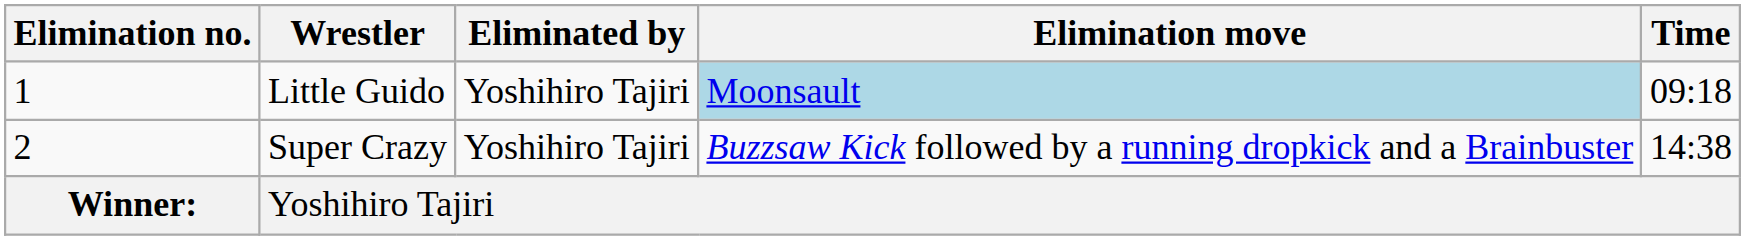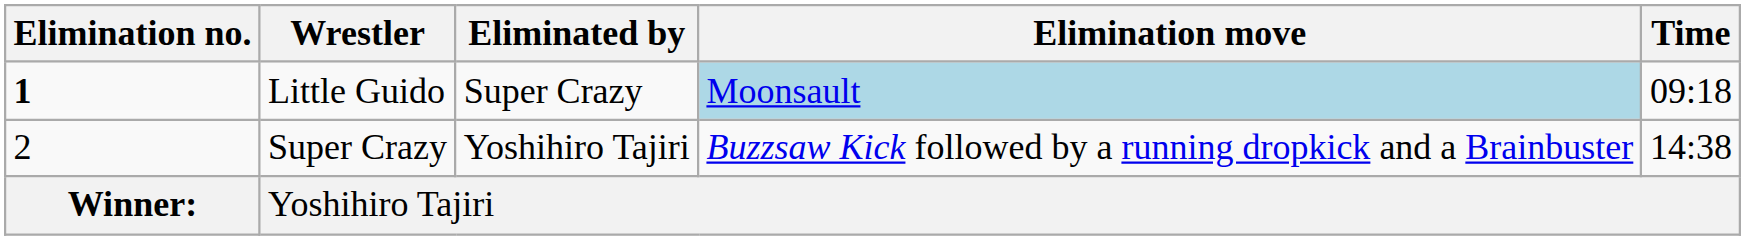(22, 90) normal -> (22, 90) bold
(577, 90) Yoshihiro Tajiri -> (553, 90) Super Crazy
